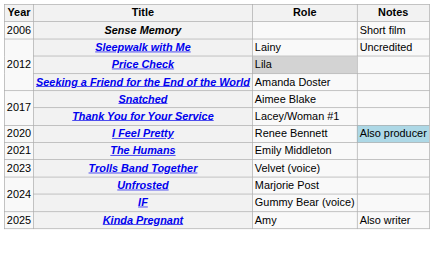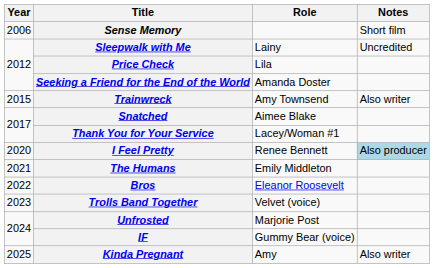(263, 64) lightgrey background -> (263, 64) no background
+ row: (143, 99)
+ row: (143, 185)
